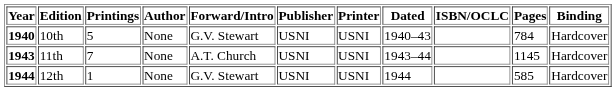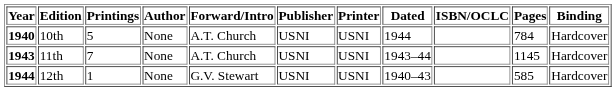(224, 35) G.V. Stewart -> (223, 35) A.T. Church
(408, 35) 1940–43 -> (398, 35) 1944
(398, 75) 1944 -> (408, 75) 1940–43
